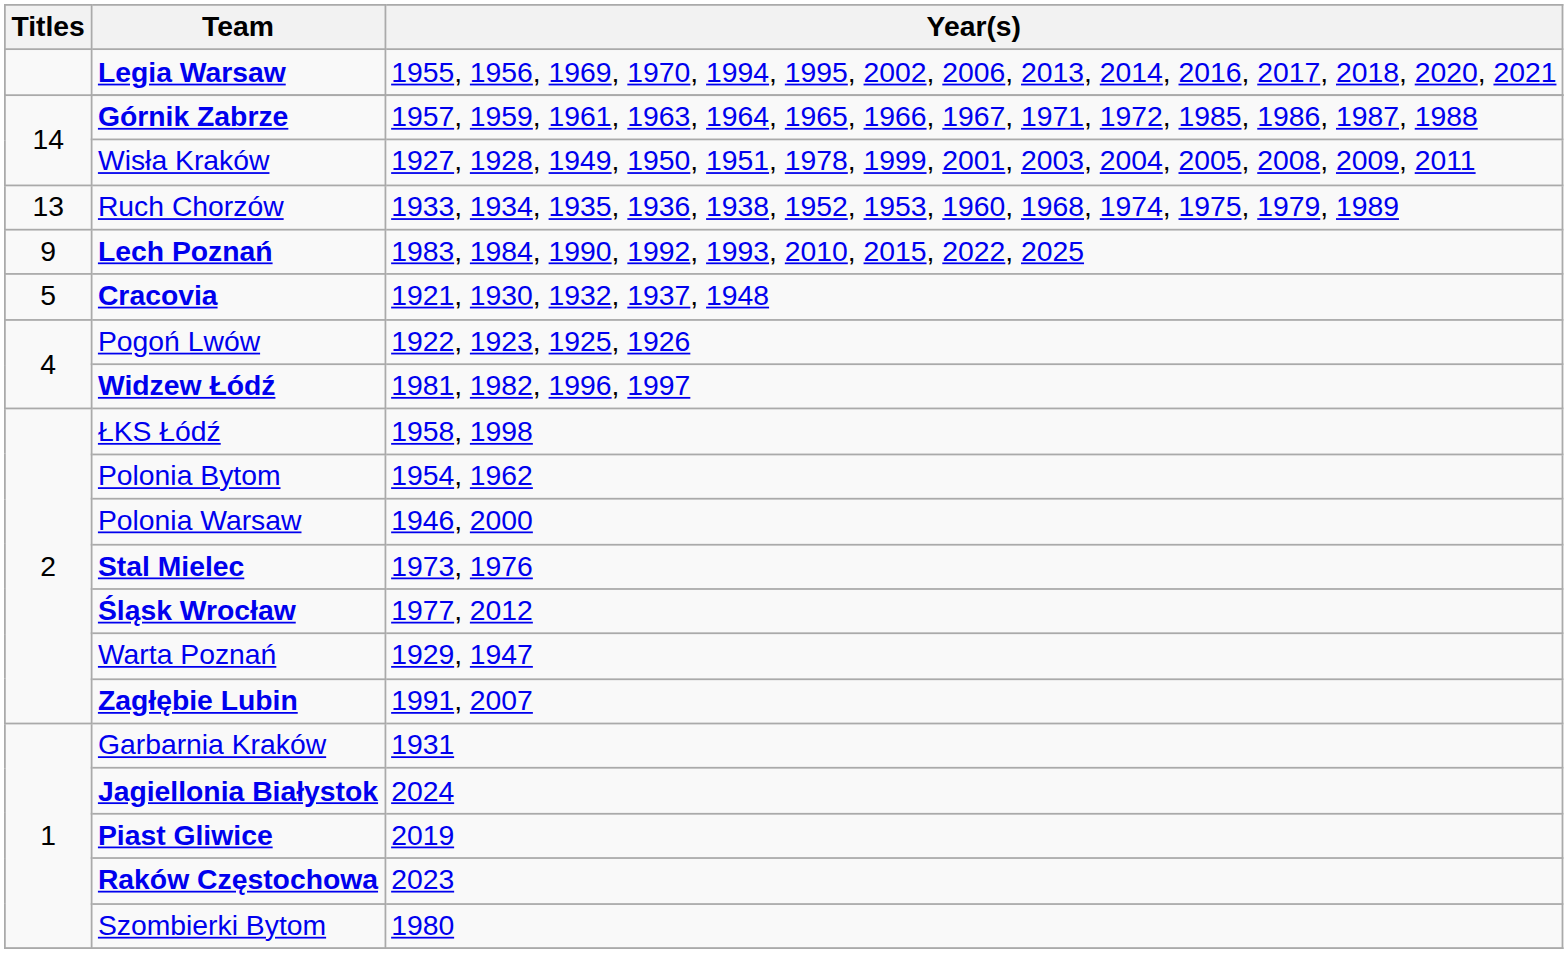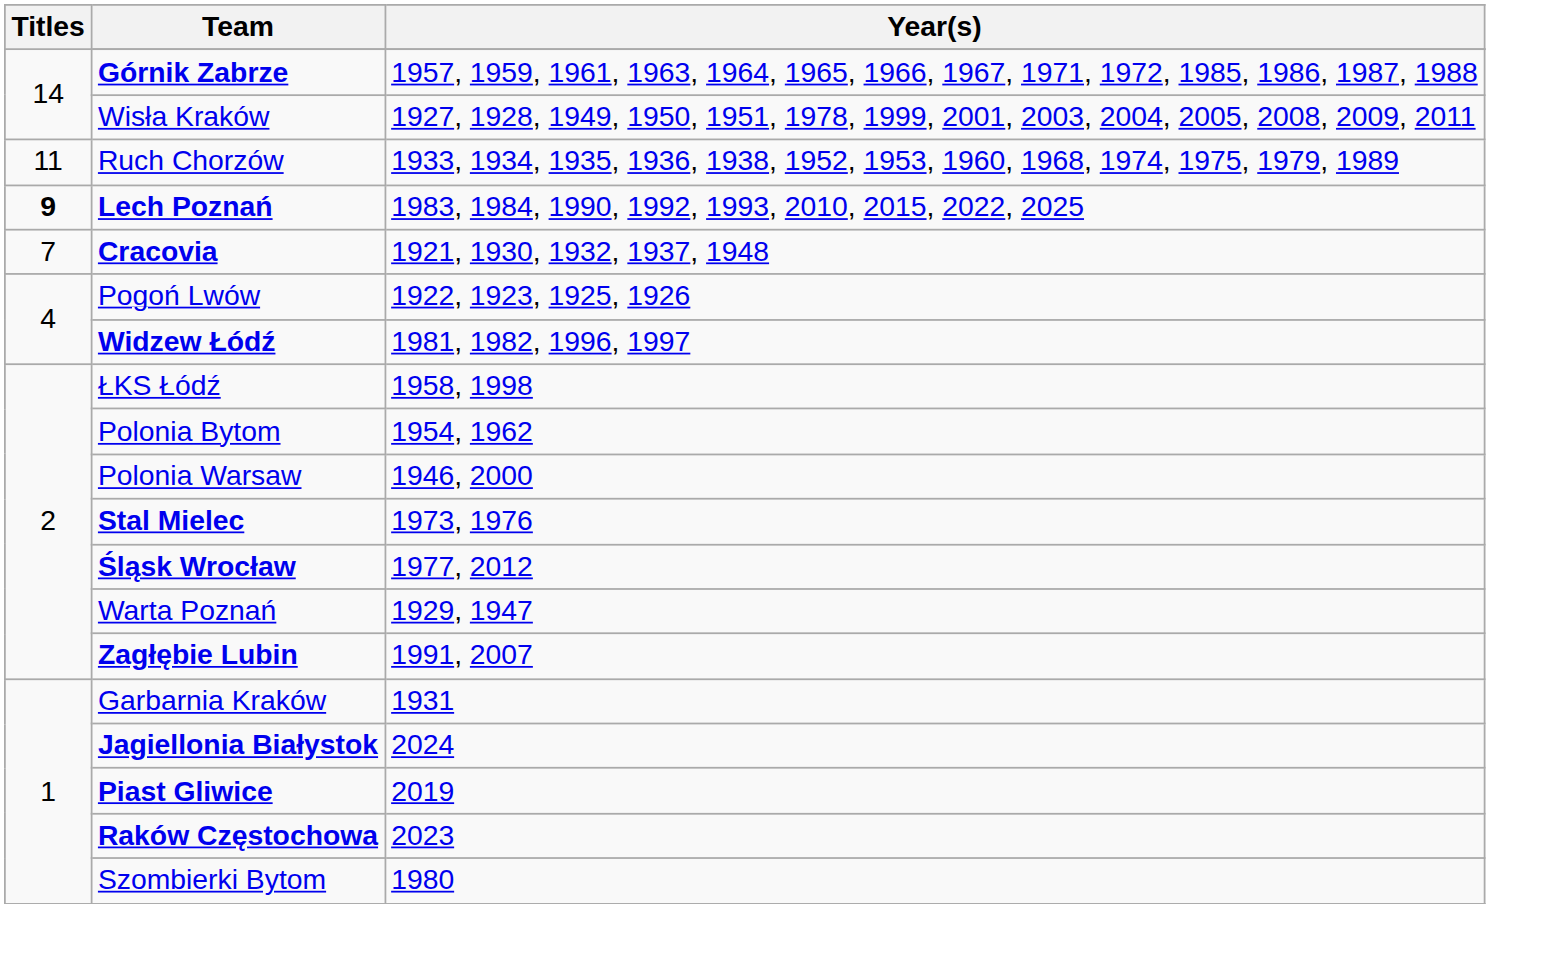- row: (192, 71)
(48, 206) 13 -> (48, 161) 11
(48, 251) normal -> (48, 206) bold
(48, 296) 5 -> (48, 251) 7
